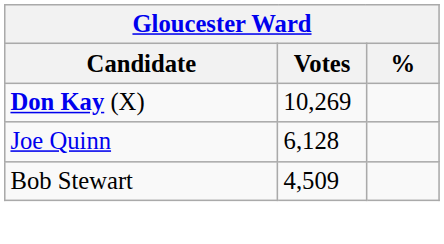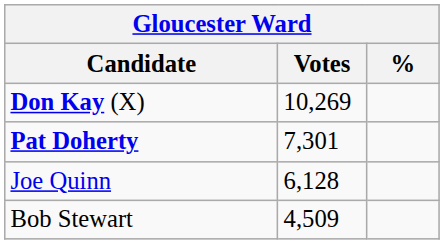+ row: (74, 141)
